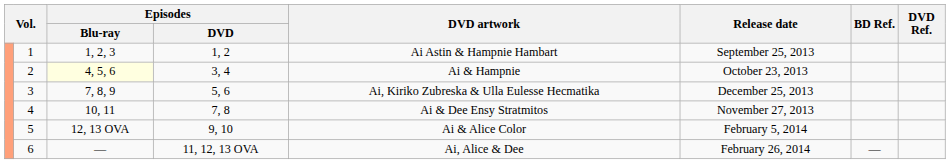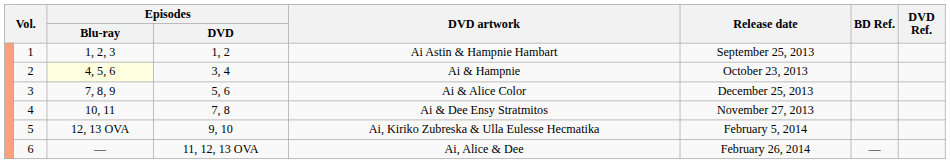(484, 91) Ai, Kiriko Zubreska & Ulla Eulesse Hecmatika -> (484, 91) Ai & Alice Color
(484, 129) Ai & Alice Color -> (484, 129) Ai, Kiriko Zubreska & Ulla Eulesse Hecmatika
